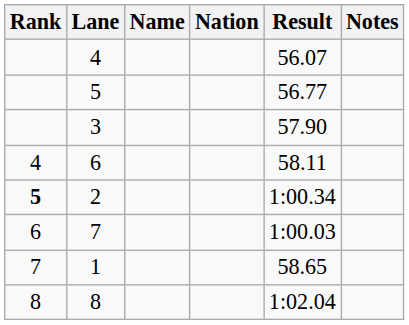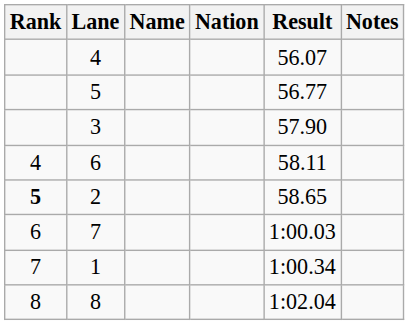(302, 197) 1:00.34 -> (302, 197) 58.65
(302, 267) 58.65 -> (302, 267) 1:00.34
